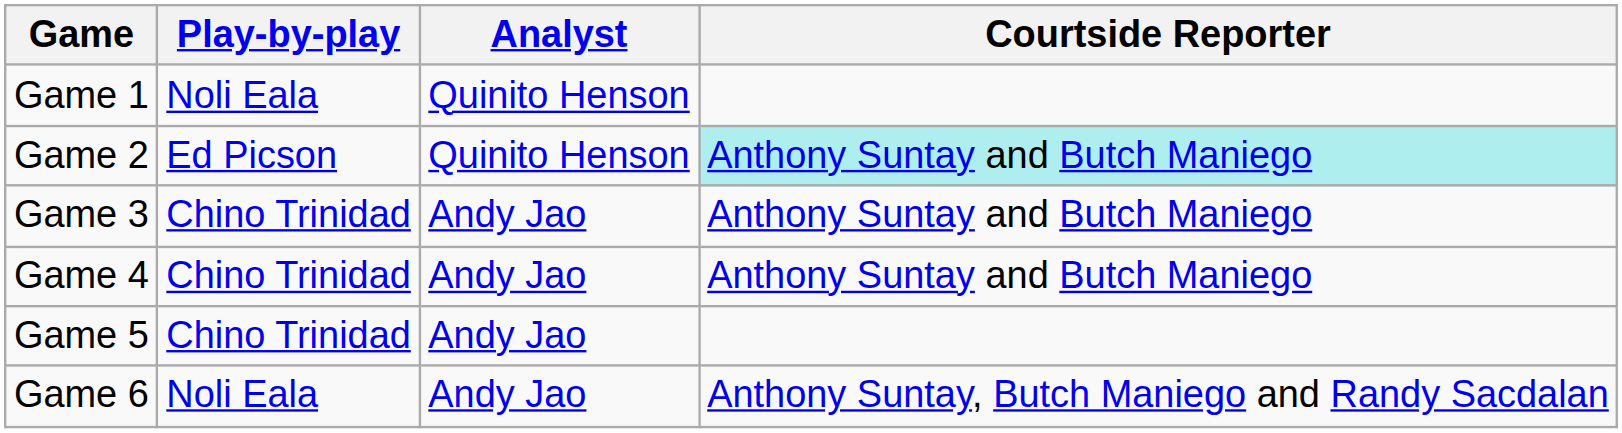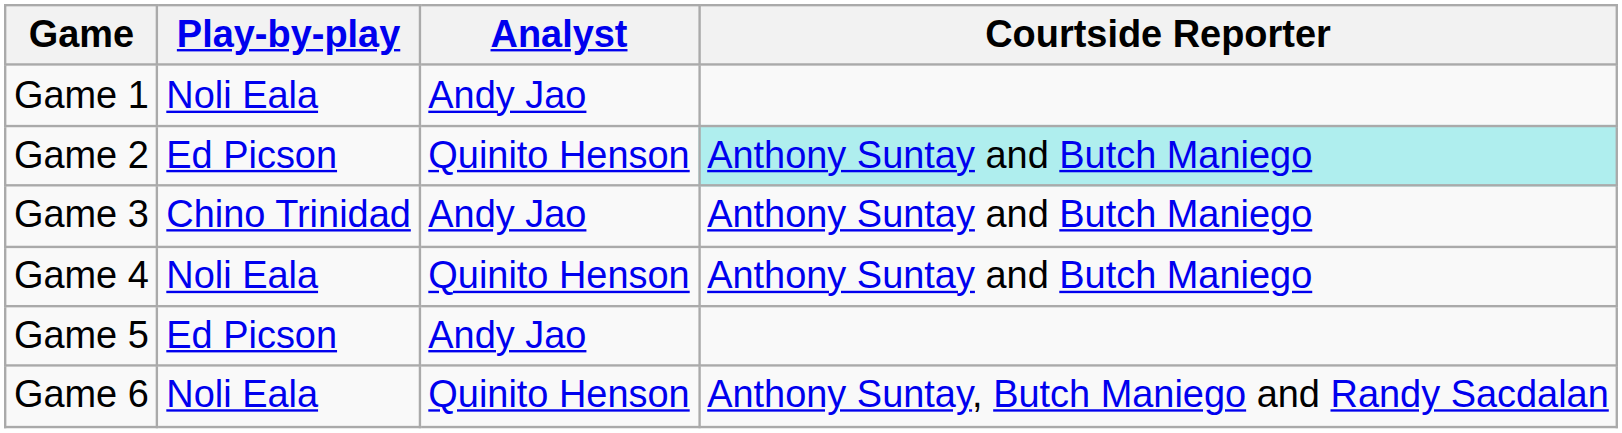(559, 94) Quinito Henson -> (507, 94) Andy Jao
(289, 275) Chino Trinidad -> (242, 275) Noli Eala
(507, 275) Andy Jao -> (559, 275) Quinito Henson
(289, 335) Chino Trinidad -> (252, 335) Ed Picson
(507, 395) Andy Jao -> (559, 395) Quinito Henson
